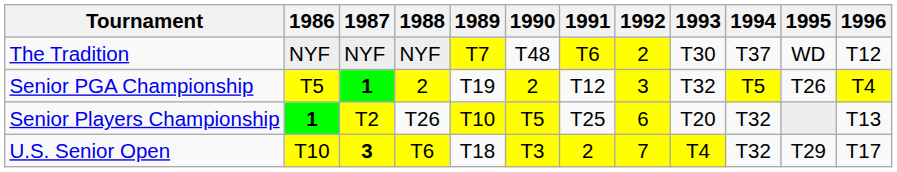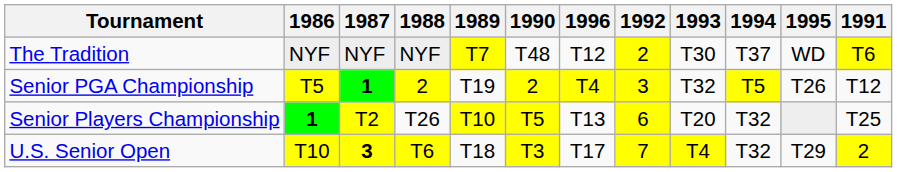columns swapped: (588, 21) <-> (863, 21)
